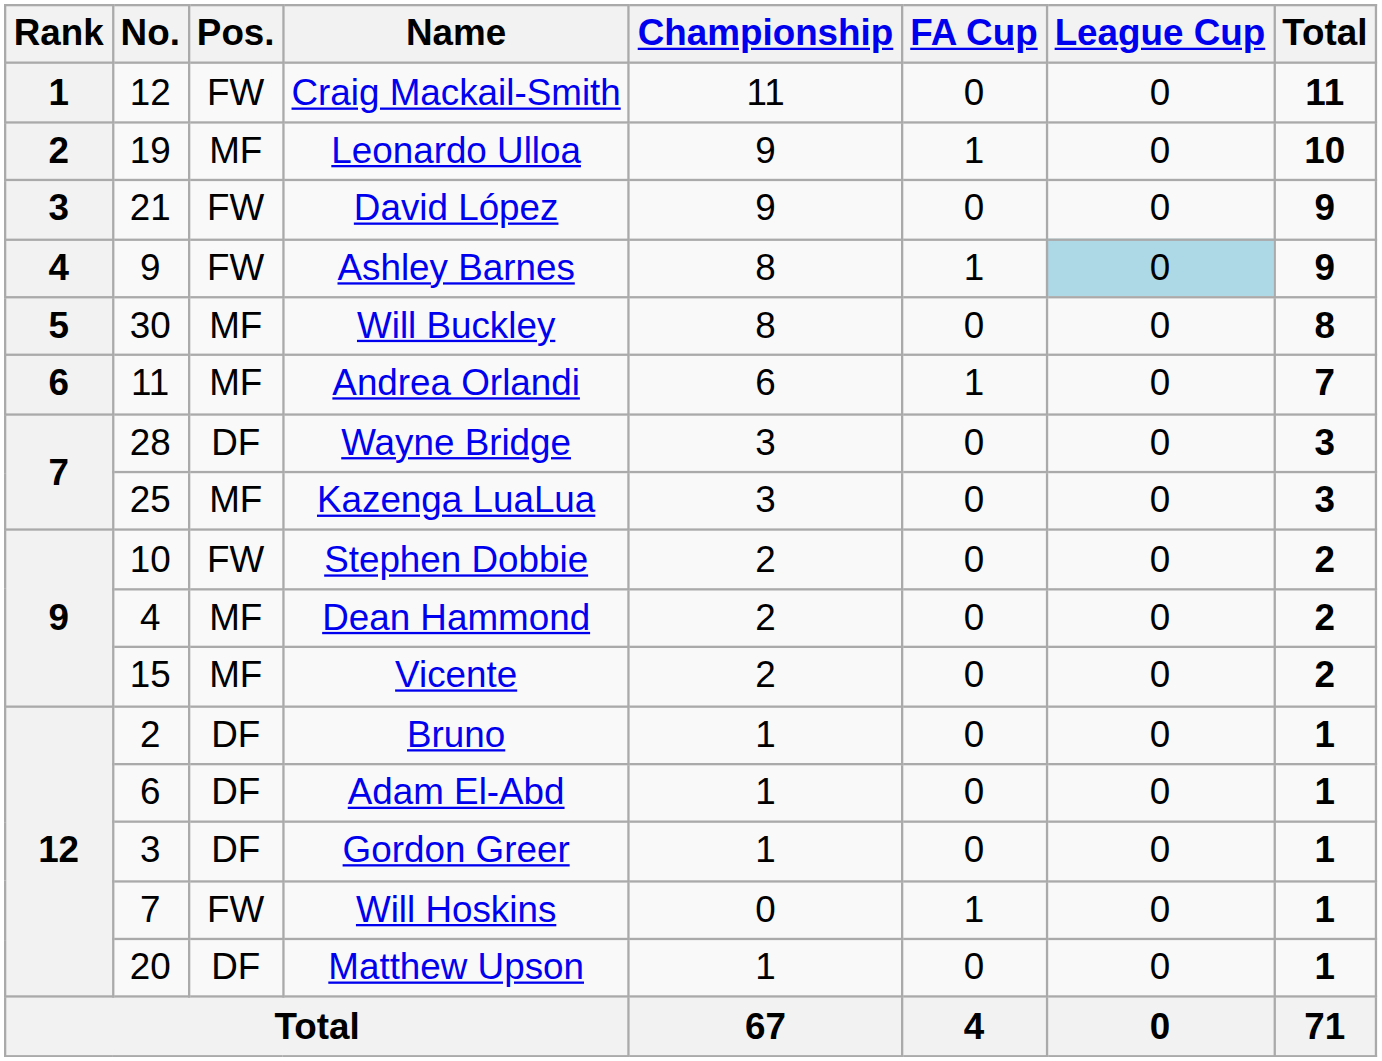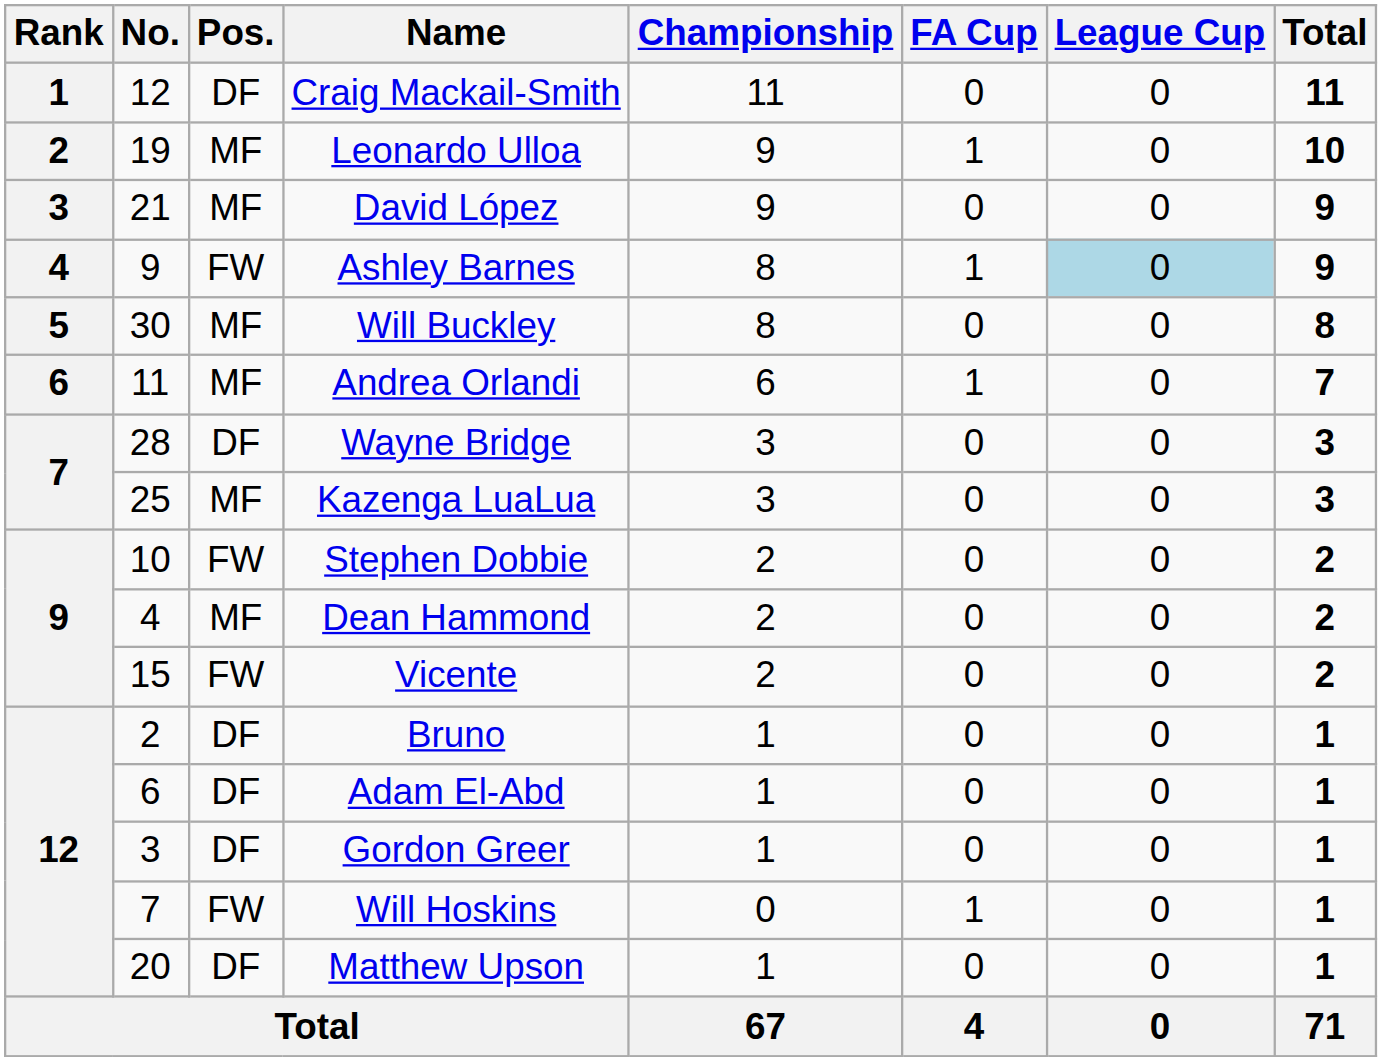(236, 92) FW -> (236, 92) DF
(236, 208) FW -> (236, 208) MF
(236, 675) MF -> (236, 675) FW
